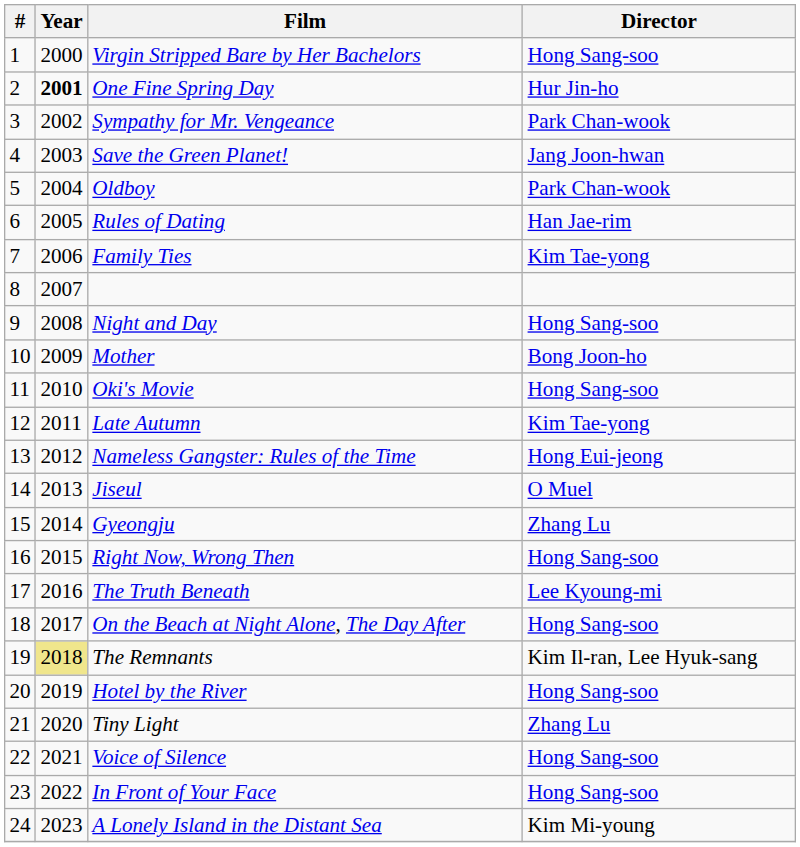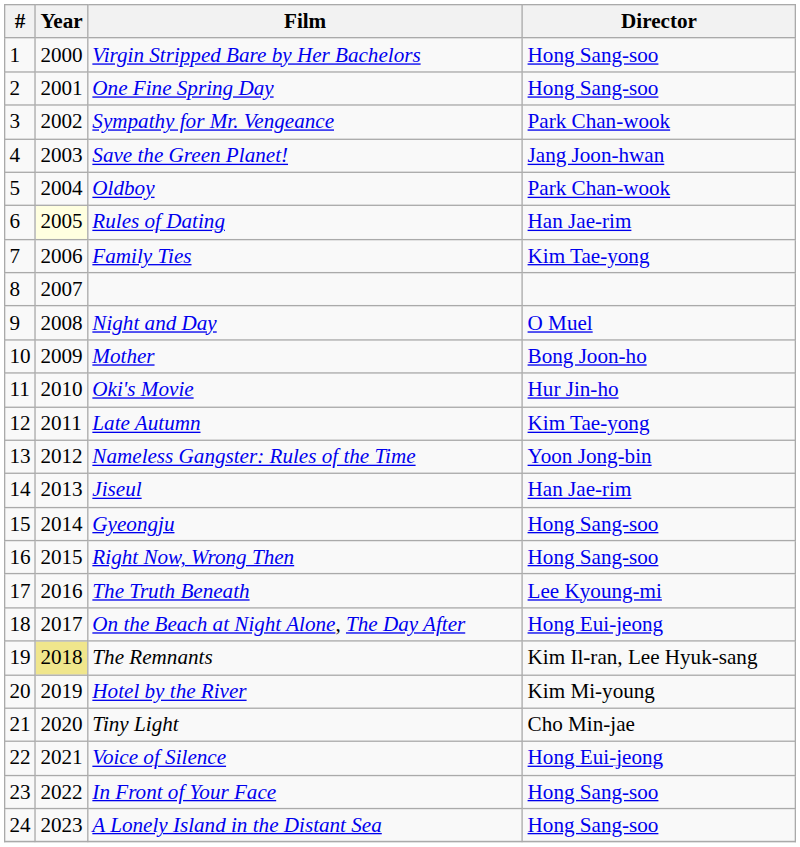(62, 88) bold -> (62, 88) normal
(573, 88) Hur Jin-ho -> (593, 88) Hong Sang-soo
(62, 222) no background -> (62, 222) lightyellow background
(593, 322) Hong Sang-soo -> (560, 322) O Muel
(593, 389) Hong Sang-soo -> (573, 389) Hur Jin-ho
(595, 456) Hong Eui-jeong -> (590, 456) Yoon Jong-bin
(560, 490) O Muel -> (579, 490) Han Jae-rim
(569, 523) Zhang Lu -> (593, 523) Hong Sang-soo
(593, 624) Hong Sang-soo -> (595, 624) Hong Eui-jeong
(593, 691) Hong Sang-soo -> (591, 691) Kim Mi-young
(569, 724) Zhang Lu -> (581, 724) Cho Min-jae
(593, 758) Hong Sang-soo -> (595, 758) Hong Eui-jeong
(591, 825) Kim Mi-young -> (593, 825) Hong Sang-soo
